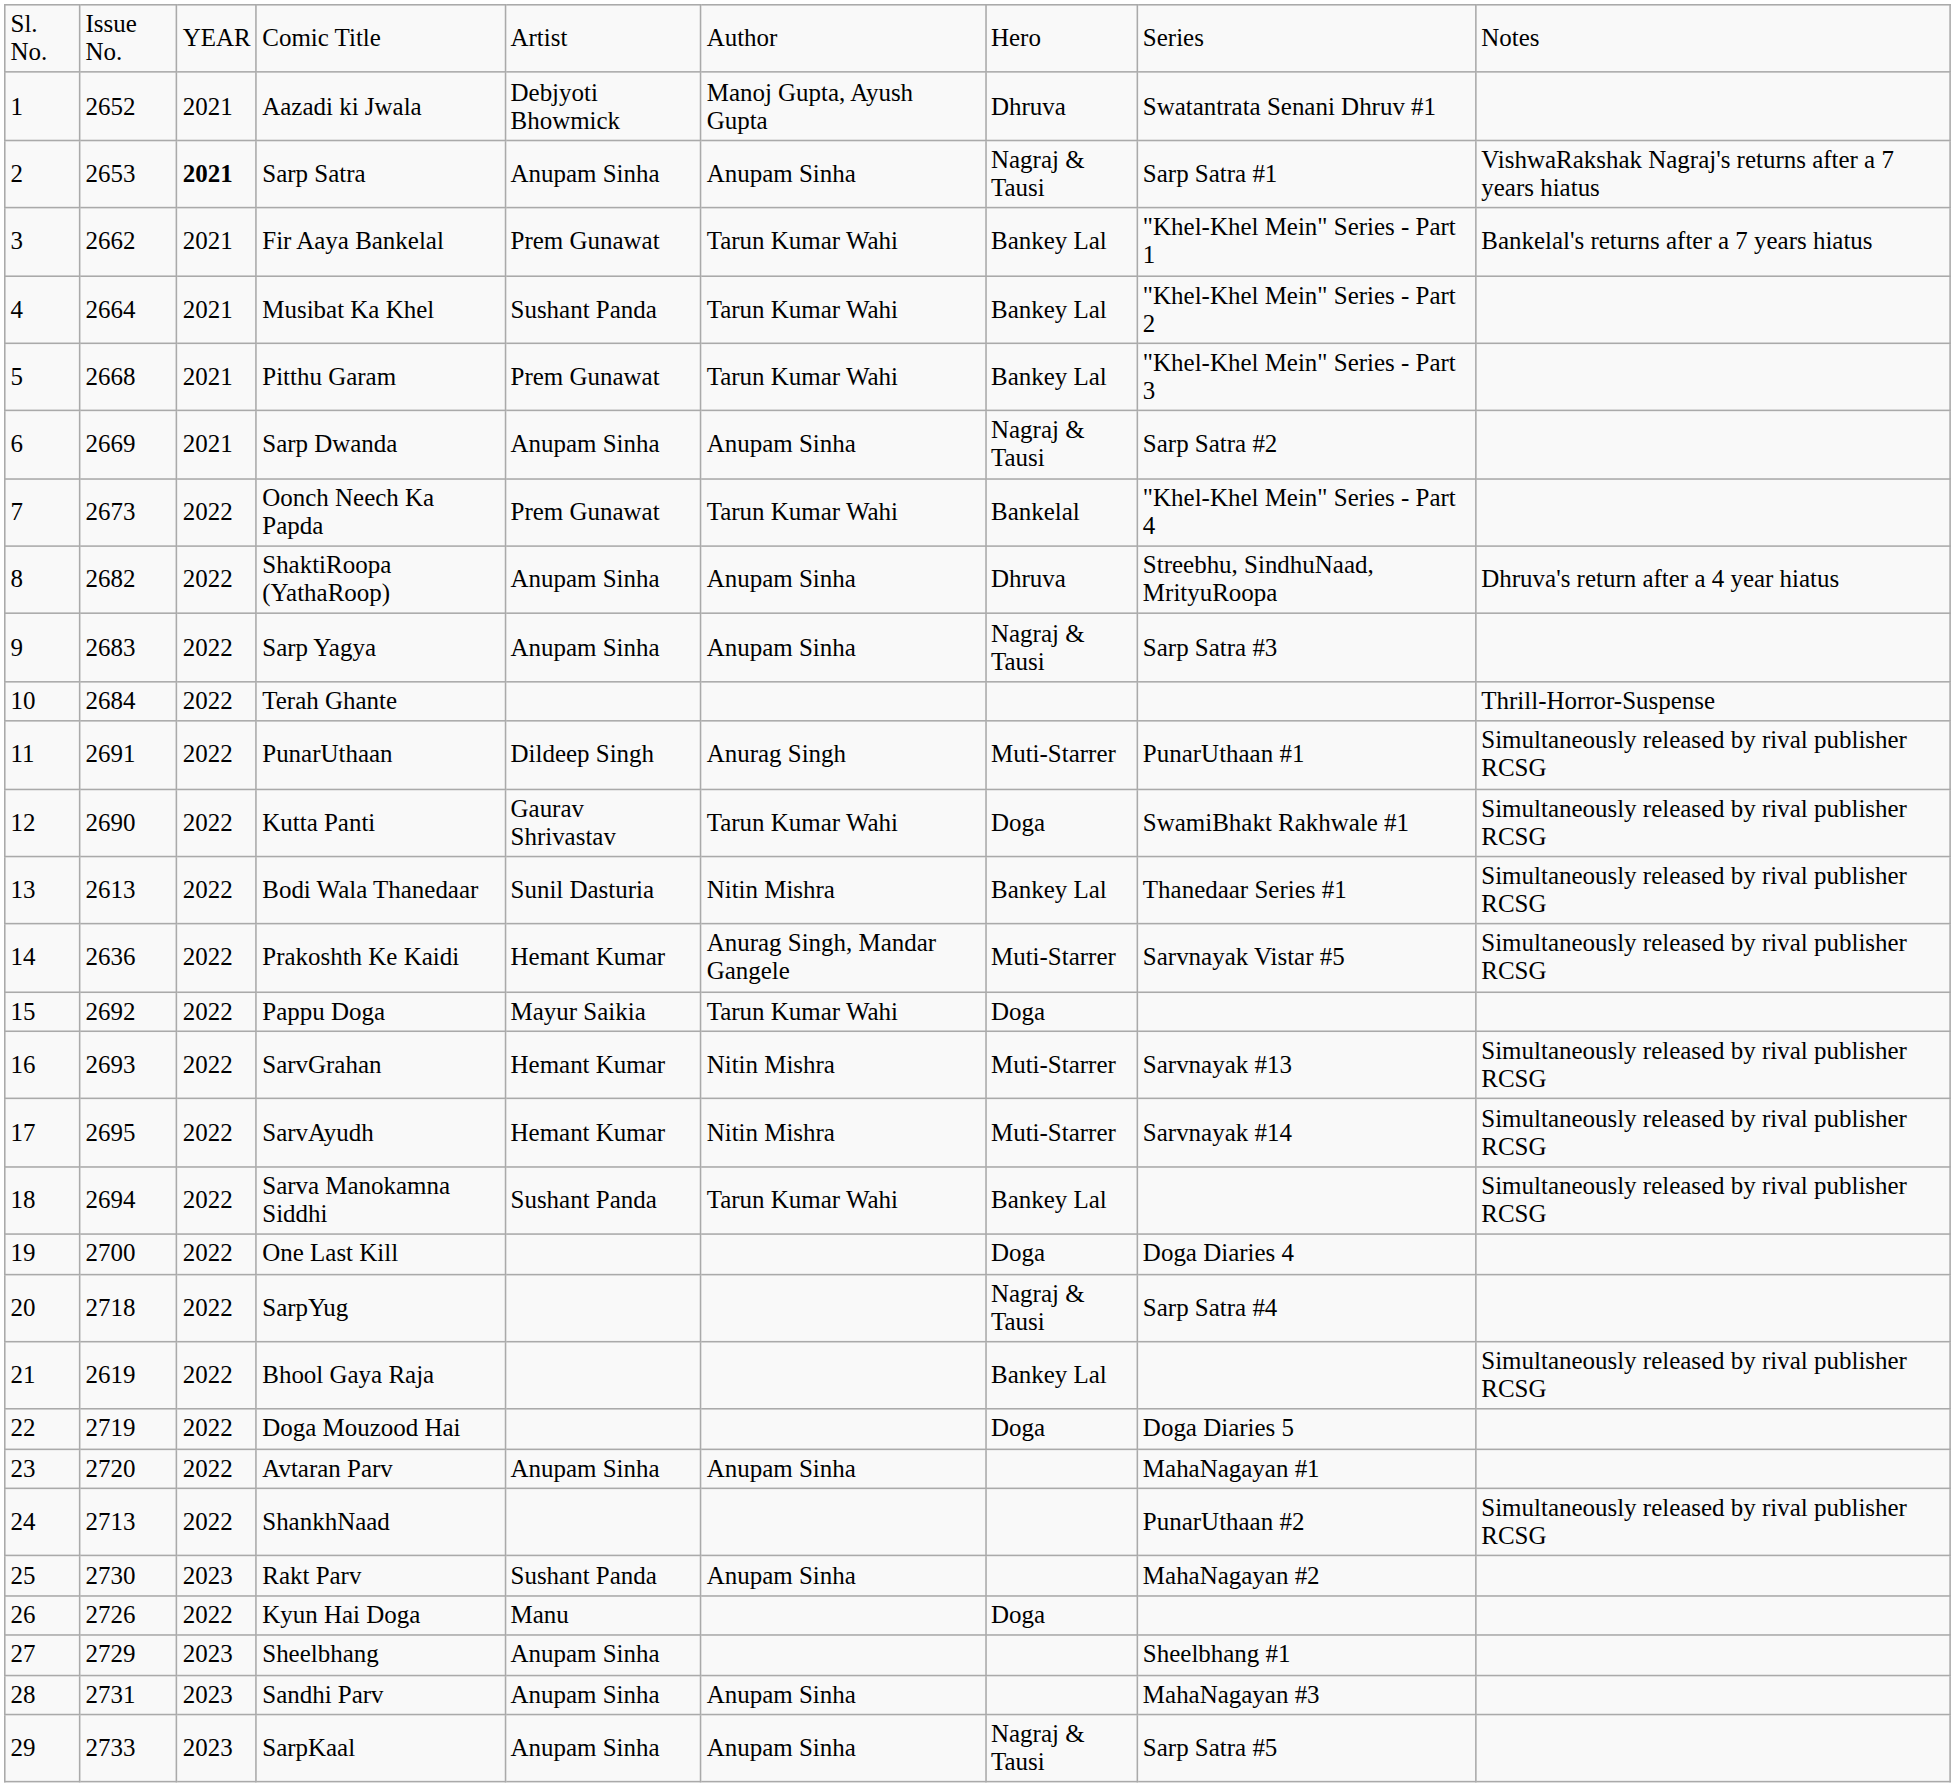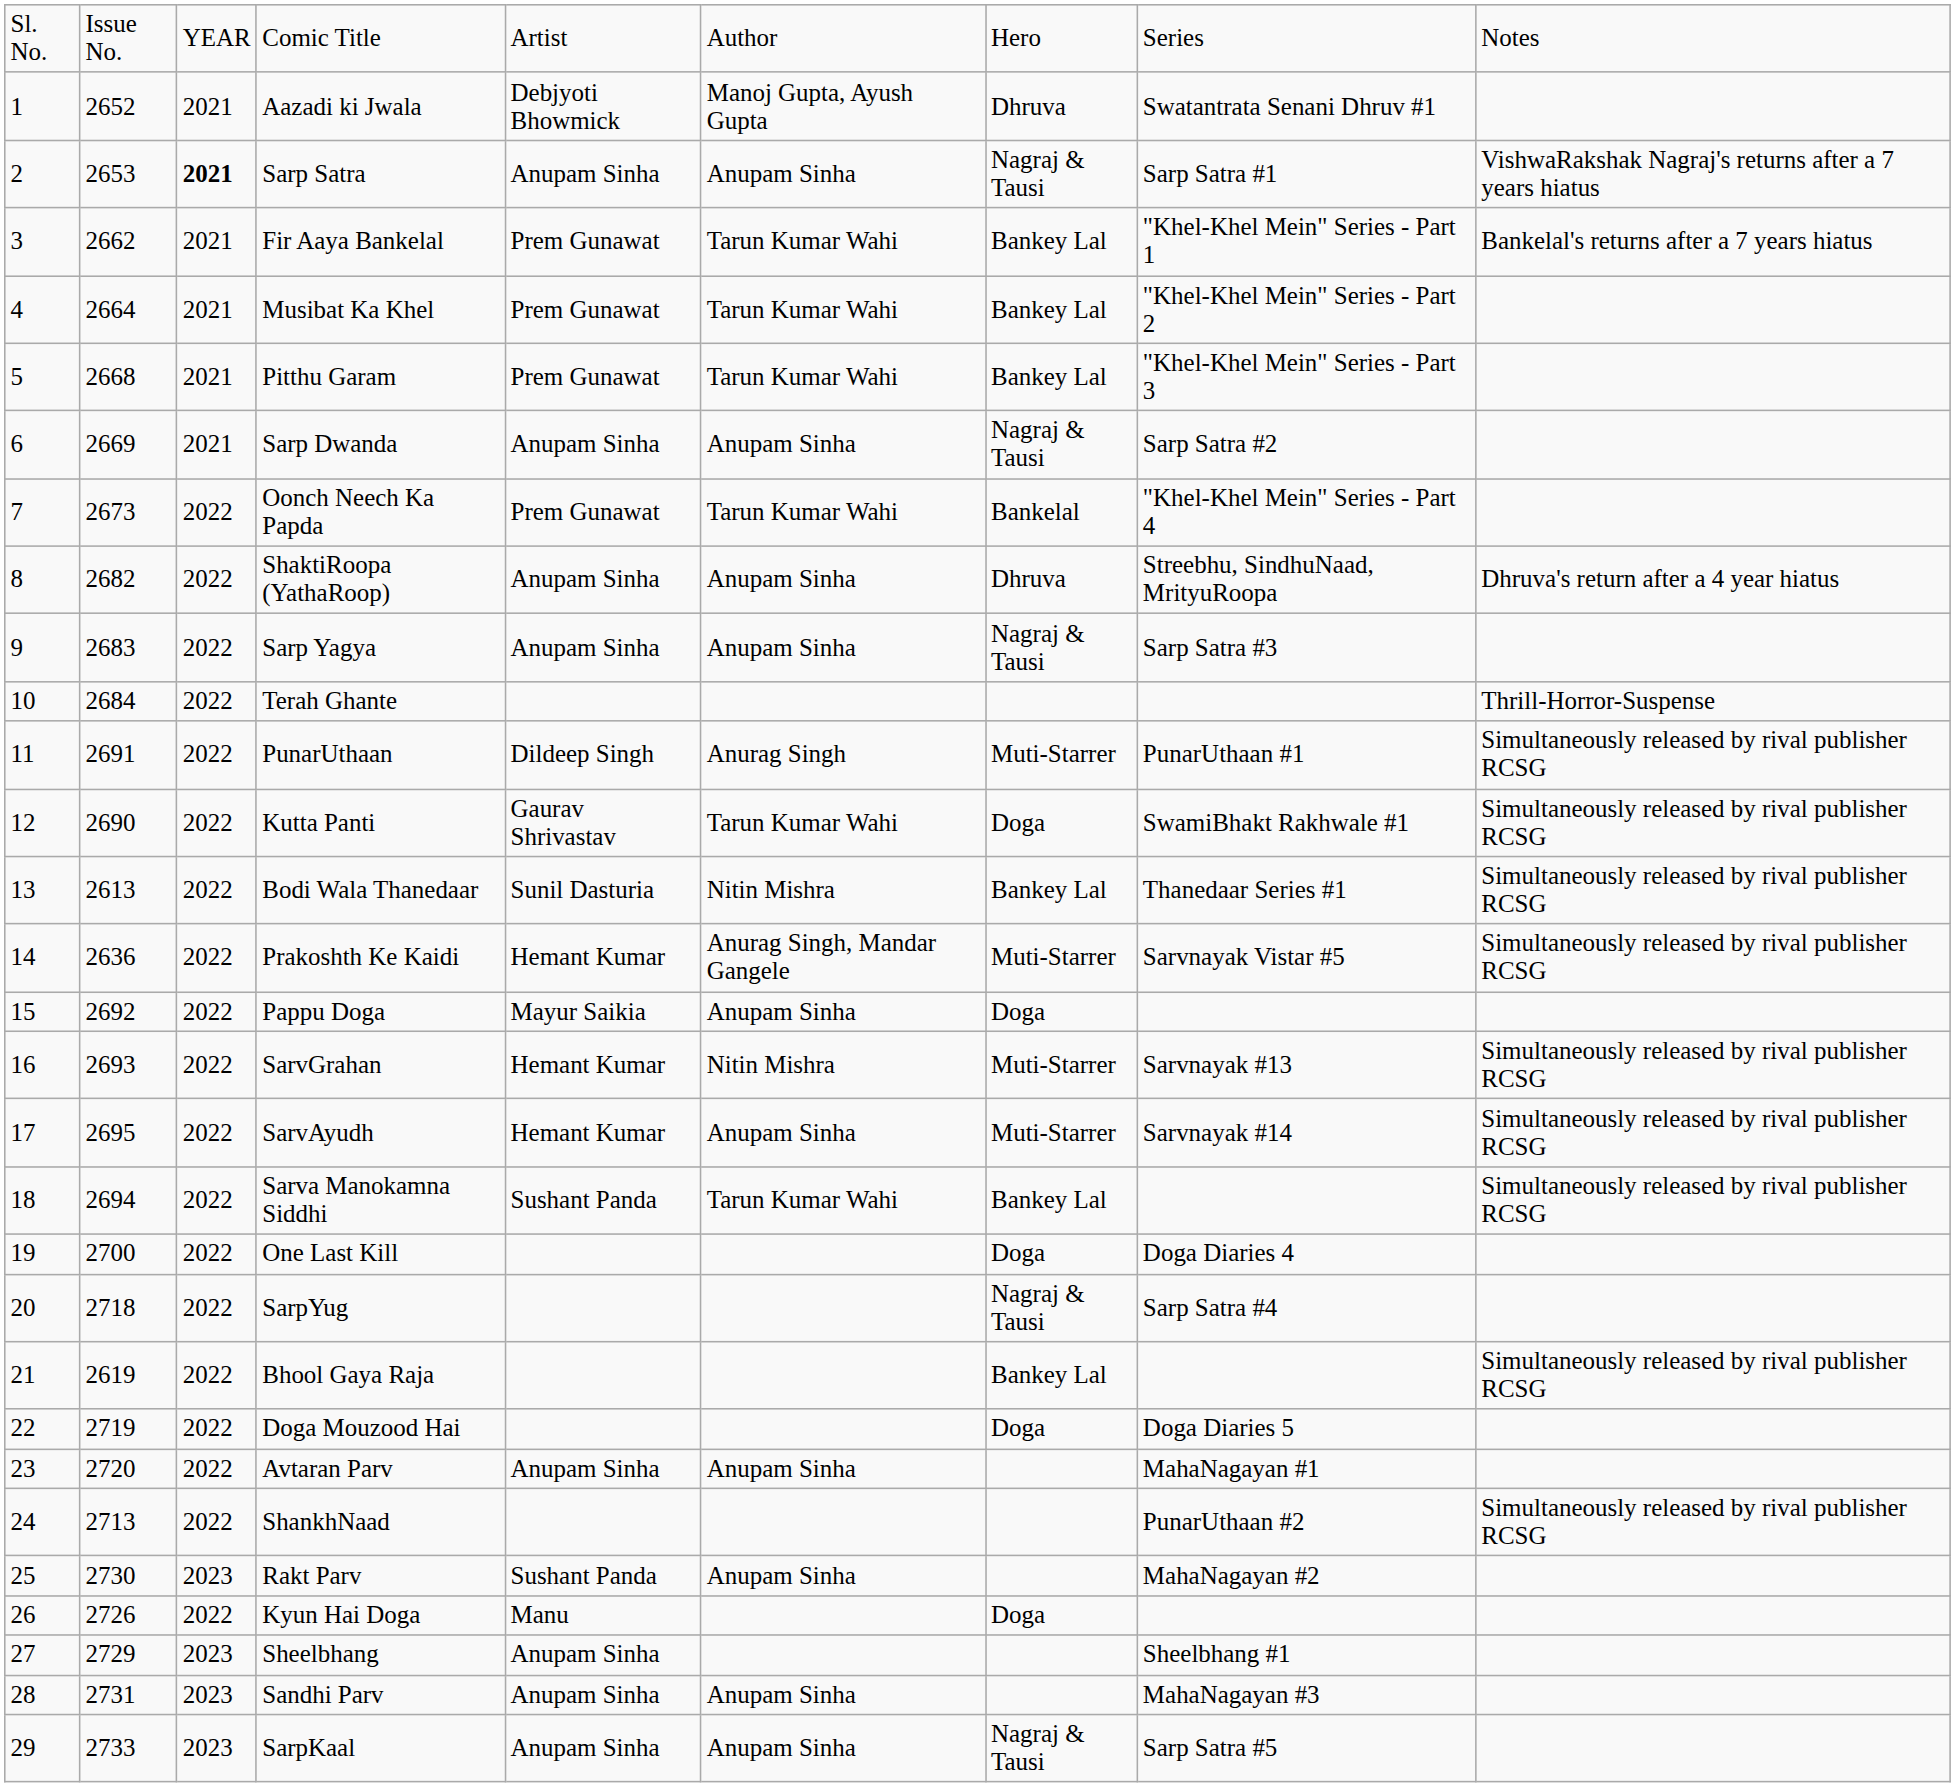(584, 308) Sushant Panda -> (585, 308) Prem Gunawat
(802, 1011) Tarun Kumar Wahi -> (781, 1011) Anupam Sinha
(771, 1132) Nitin Mishra -> (781, 1132) Anupam Sinha
